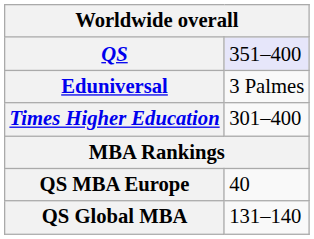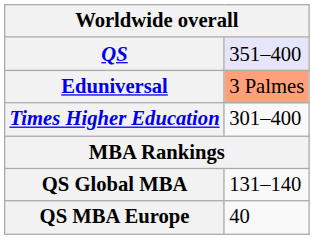(267, 86) no background -> (267, 86) lightsalmon background
rows swapped: (115, 217) <-> (115, 184)
